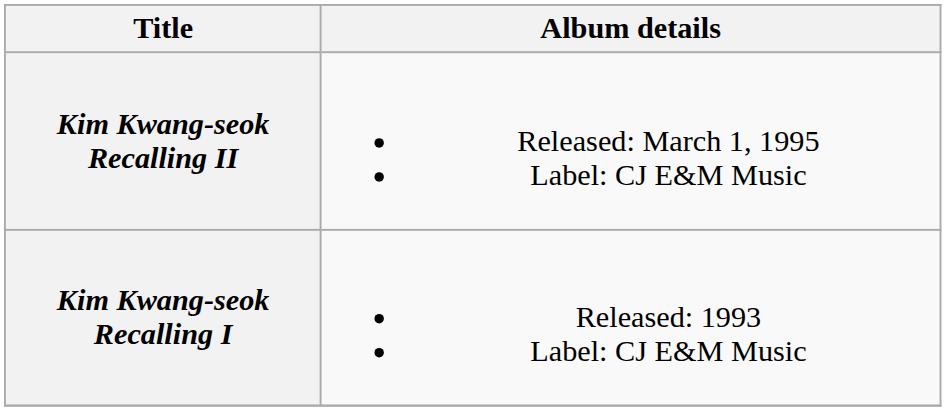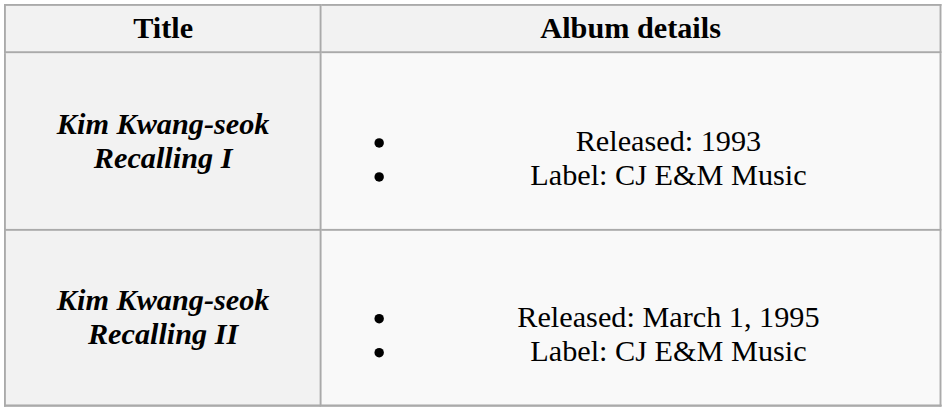rows swapped: (163, 317) <-> (163, 140)
